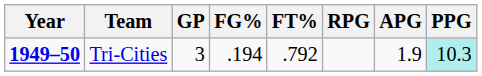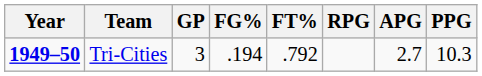(409, 54) 1.9 -> (409, 54) 2.7
(454, 54) paleturquoise background -> (454, 54) no background
